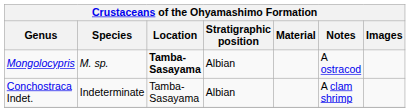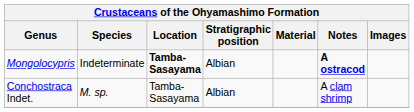(94, 64) M. sp. -> (112, 64) Indeterminate
(341, 64) normal -> (343, 64) bold
(112, 92) Indeterminate -> (94, 92) M. sp.
